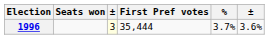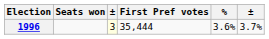(224, 27) 3.7% -> (224, 27) 3.6%
(251, 27) 3.6% -> (251, 27) 3.7%
